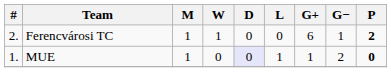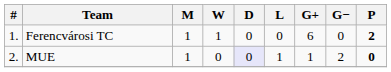(14, 35) 2. -> (14, 35) 1.
(341, 35) 1 -> (341, 35) 0
(14, 56) 1. -> (14, 56) 2.
